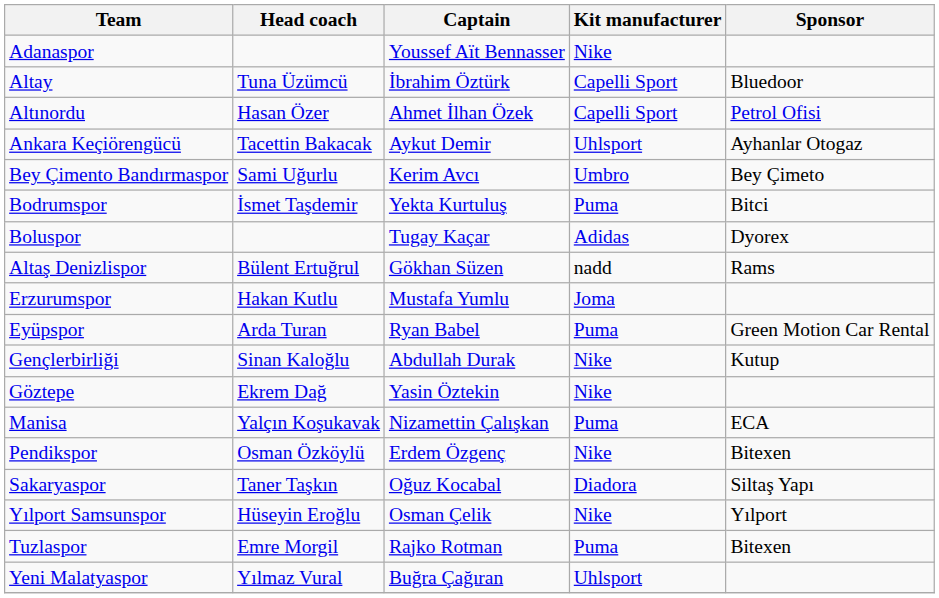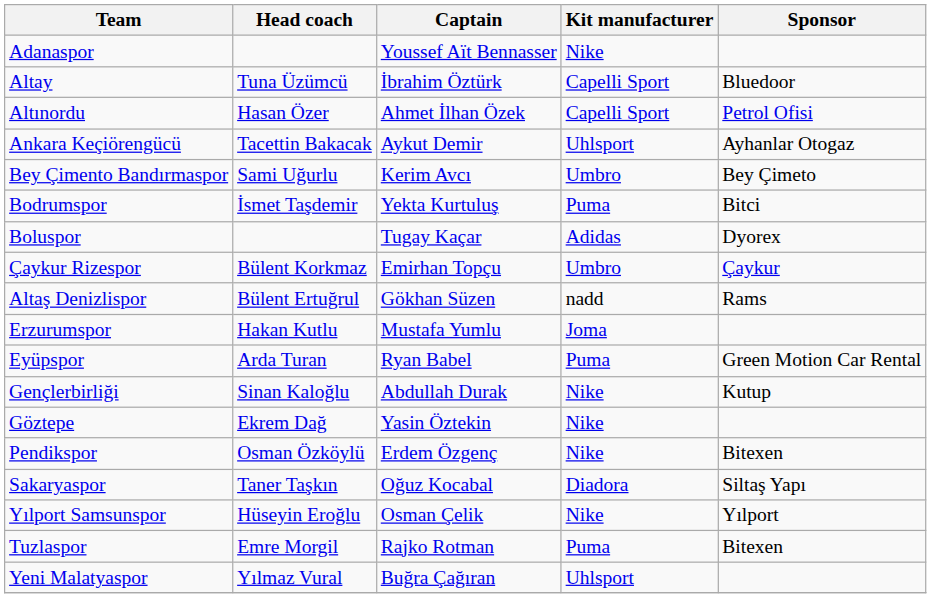+ row: (75, 267)
- row: (38, 422)
